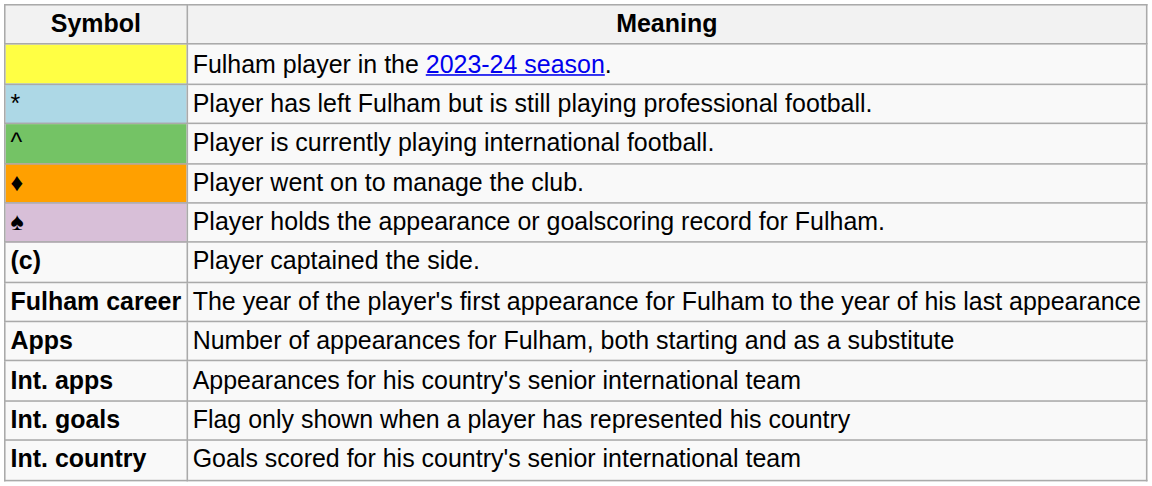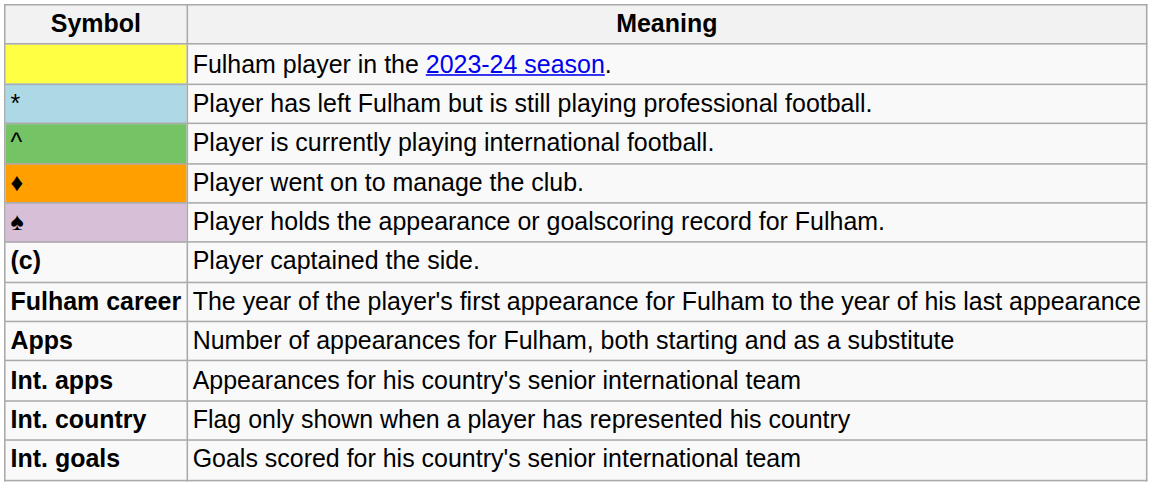(65, 420) Int. goals -> (78, 420) Int. country
(78, 459) Int. country -> (65, 459) Int. goals
